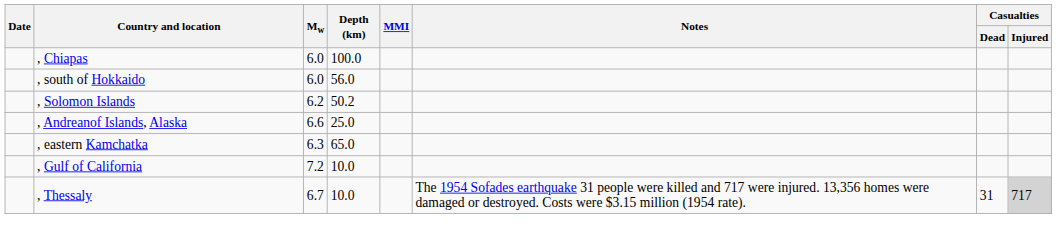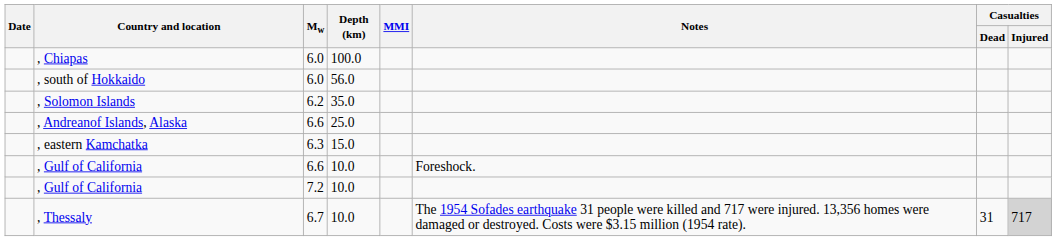(343, 101) 50.2 -> (343, 101) 35.0
(343, 144) 65.0 -> (343, 144) 15.0
+ row: (90, 166)
